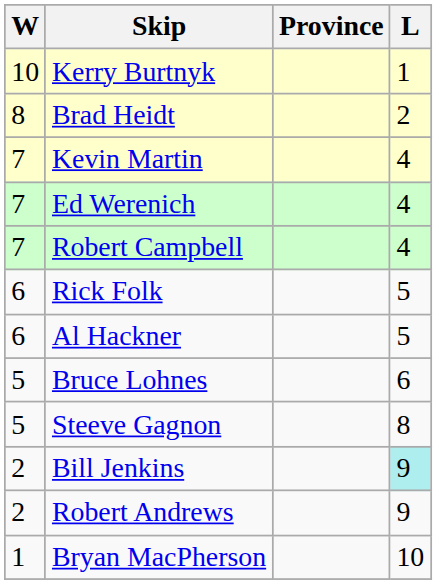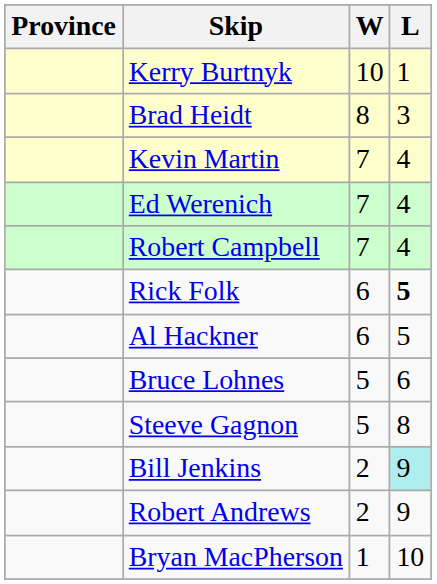columns swapped: (331, 26) <-> (25, 26)
(403, 114) 2 -> (403, 114) 3
(403, 291) normal -> (403, 291) bold
